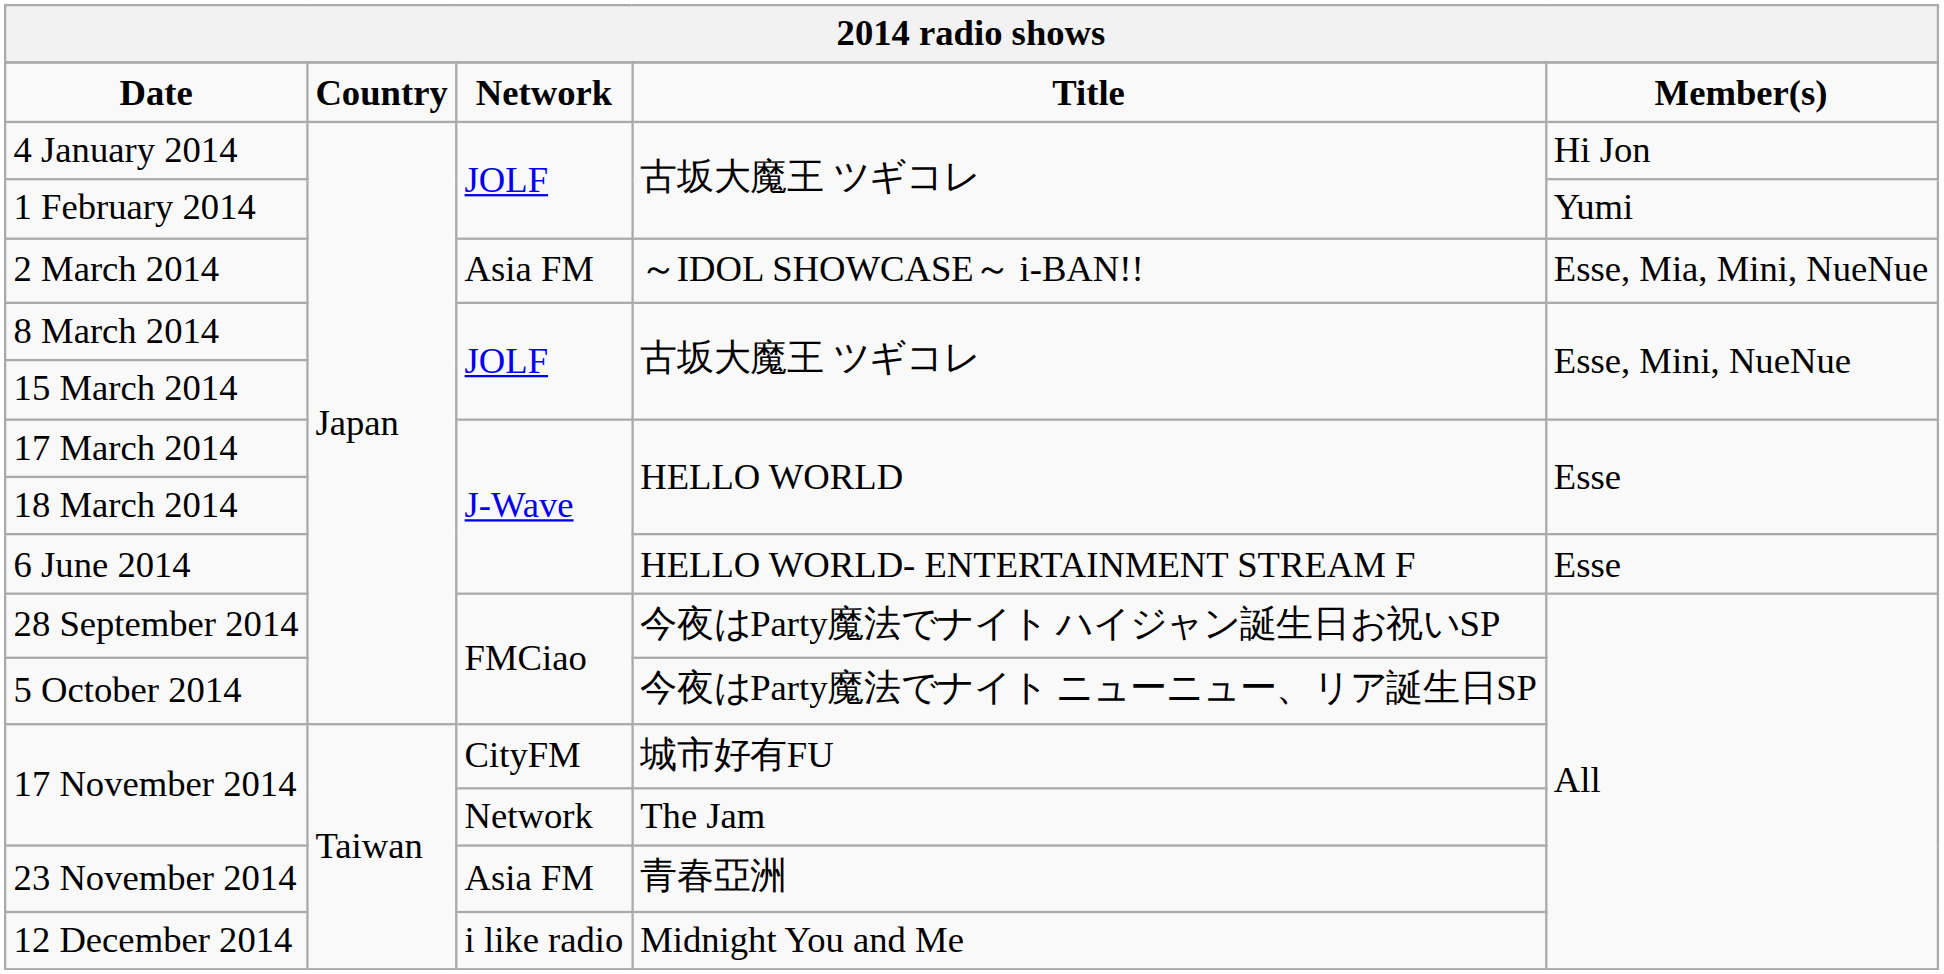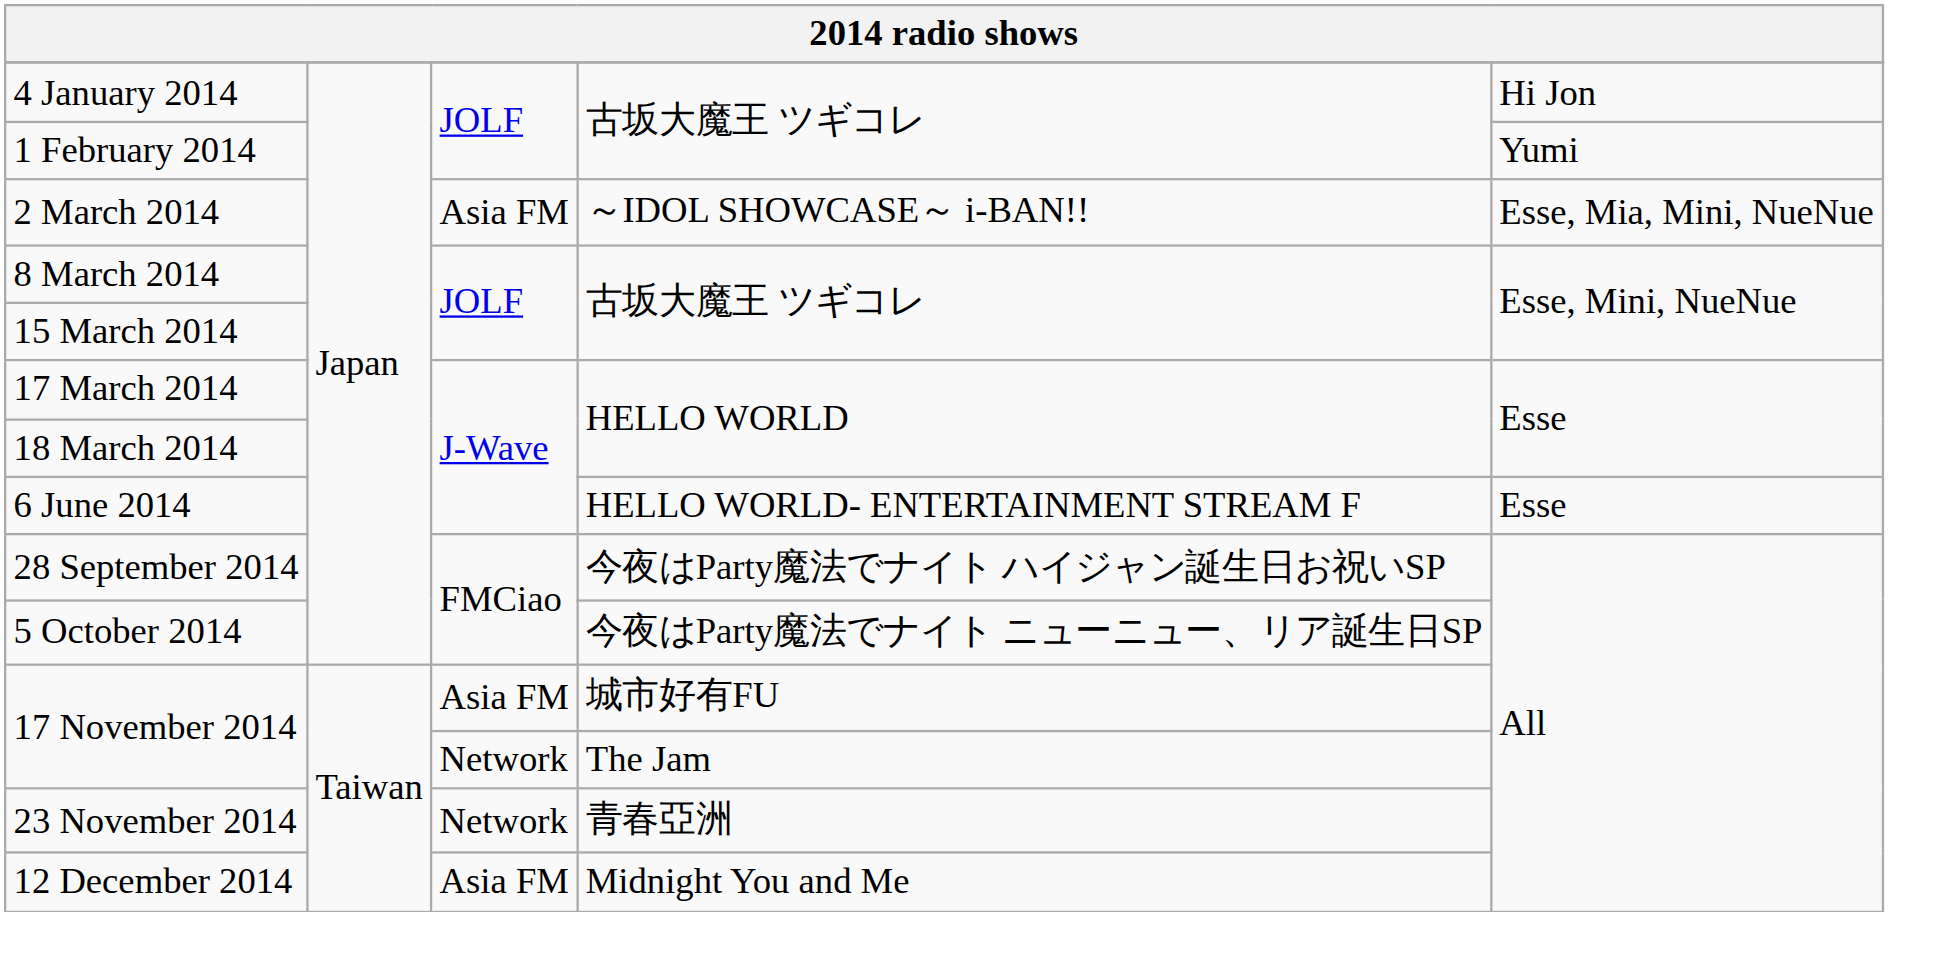- row: (156, 91)
(523, 754) CityFM -> (504, 696) Asia FM
(529, 877) Asia FM -> (504, 819) Network
(544, 939) i like radio -> (504, 881) Asia FM
